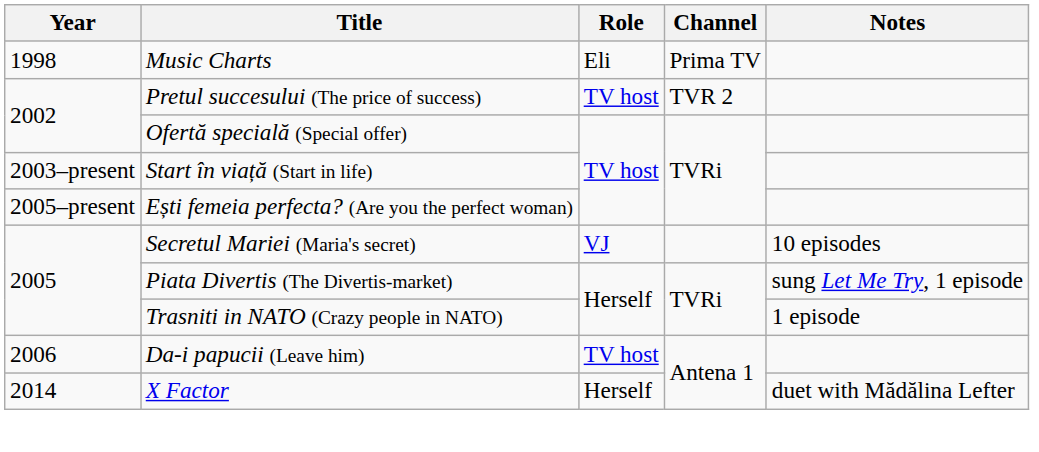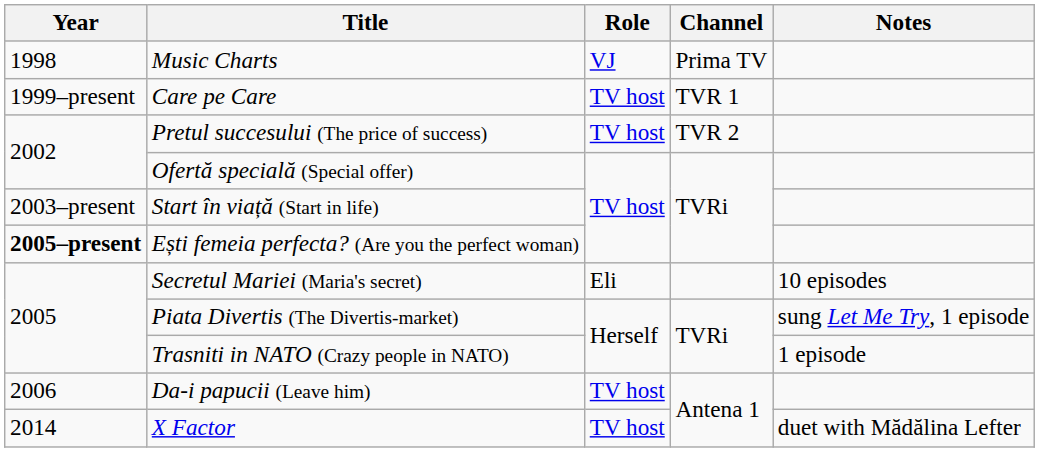(597, 59) Eli -> (603, 59) VJ
+ row: (214, 96)
(73, 206) normal -> (76, 243) bold
(597, 243) VJ -> (603, 280) Eli
(618, 390) Herself -> (627, 427) TV host
